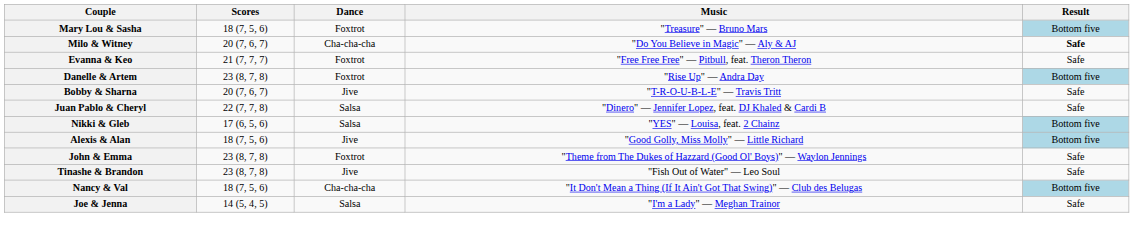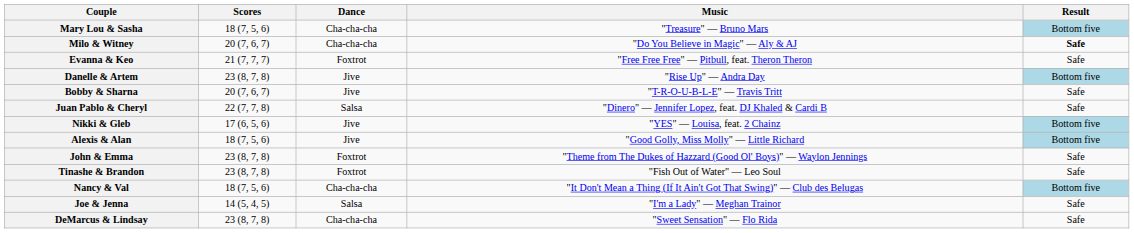(350, 28) Foxtrot -> (351, 28) Cha-cha-cha
(350, 76) Foxtrot -> (351, 76) Jive
(350, 124) Salsa -> (351, 124) Jive
(350, 172) Jive -> (351, 172) Foxtrot
+ row: (101, 220)
